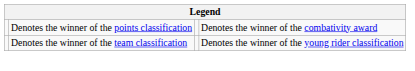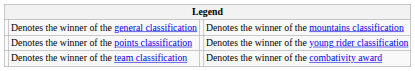+ row: (104, 27)
(289, 27) Denotes the winner of the combativity award -> (307, 43) Denotes the winner of the young rider classification
(302, 43) Denotes the winner of the young rider classification -> (294, 58) Denotes the winner of the combativity award
